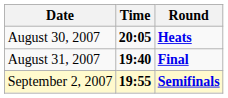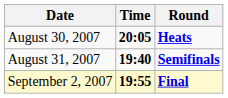(173, 59) Final -> (189, 59) Semifinals
(189, 81) Semifinals -> (173, 81) Final
